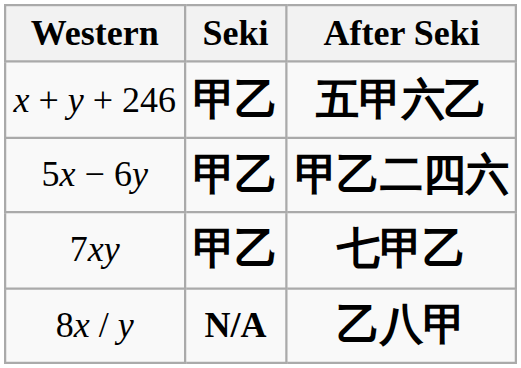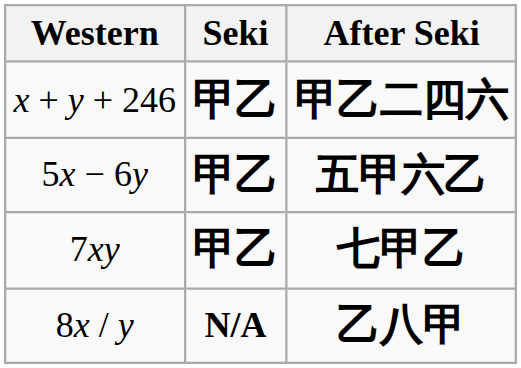(402, 99) 五甲六乙 -> (402, 99) 甲乙二四六
(402, 174) 甲乙二四六 -> (402, 174) 五甲六乙
